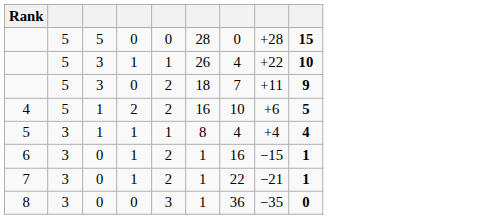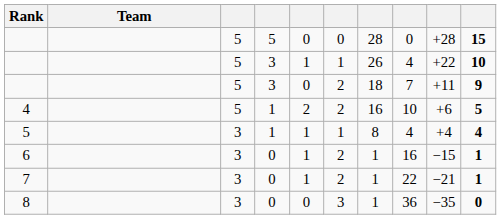+ column: (134, 16)
